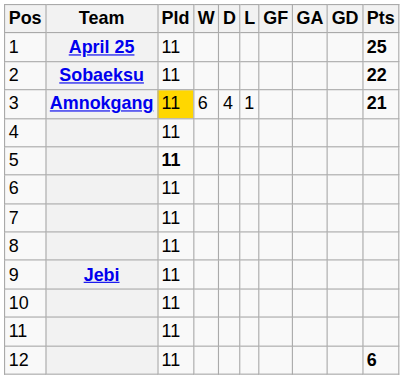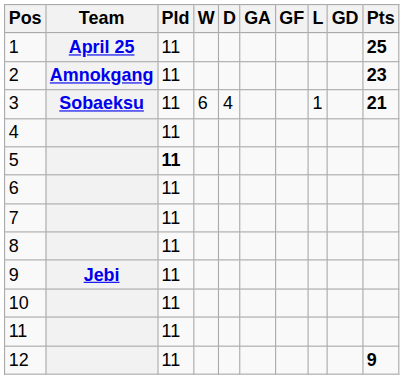columns swapped: (250, 18) <-> (310, 18)
(102, 75) Sobaeksu -> (102, 75) Amnokgang
(377, 75) 22 -> (377, 75) 23
(102, 103) Amnokgang -> (102, 103) Sobaeksu
(171, 103) gold background -> (171, 103) no background
(372, 359) 6 -> (372, 359) 9
